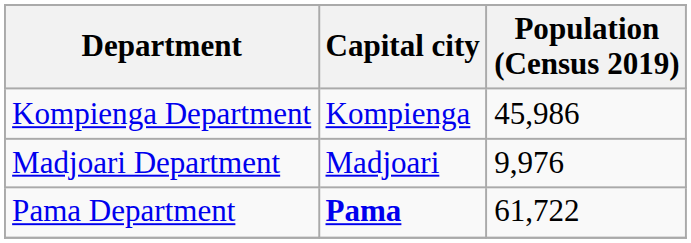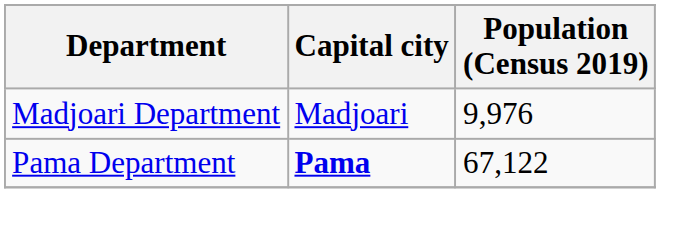- row: (162, 113)
(537, 211) 61,722 -> (506, 162) 67,122
